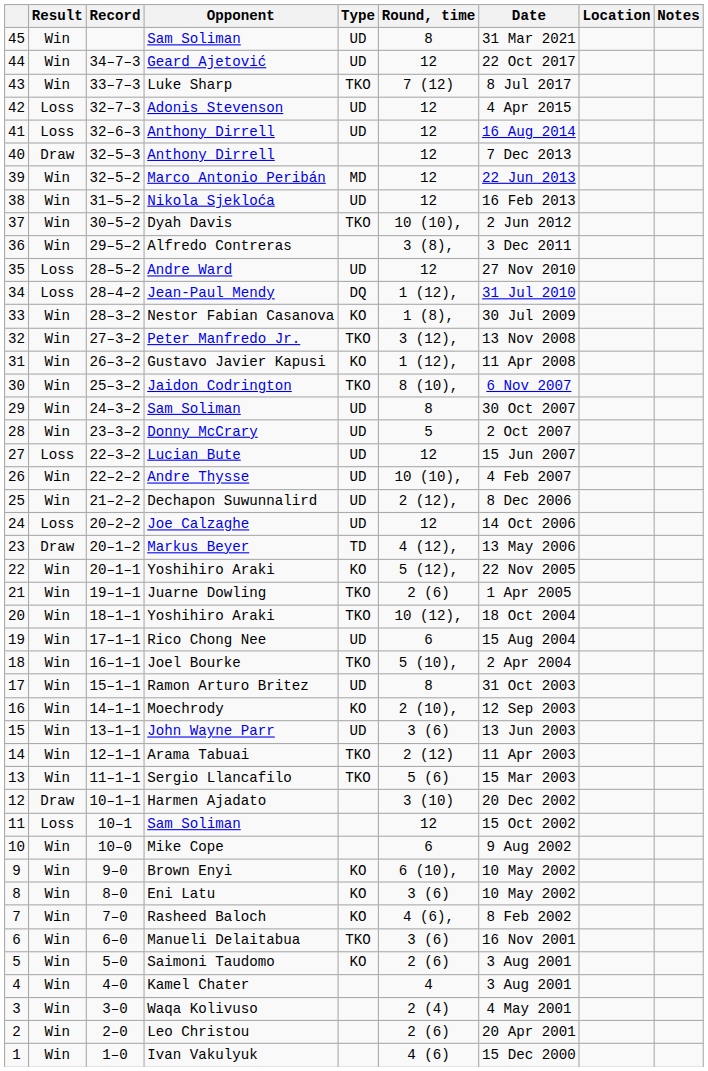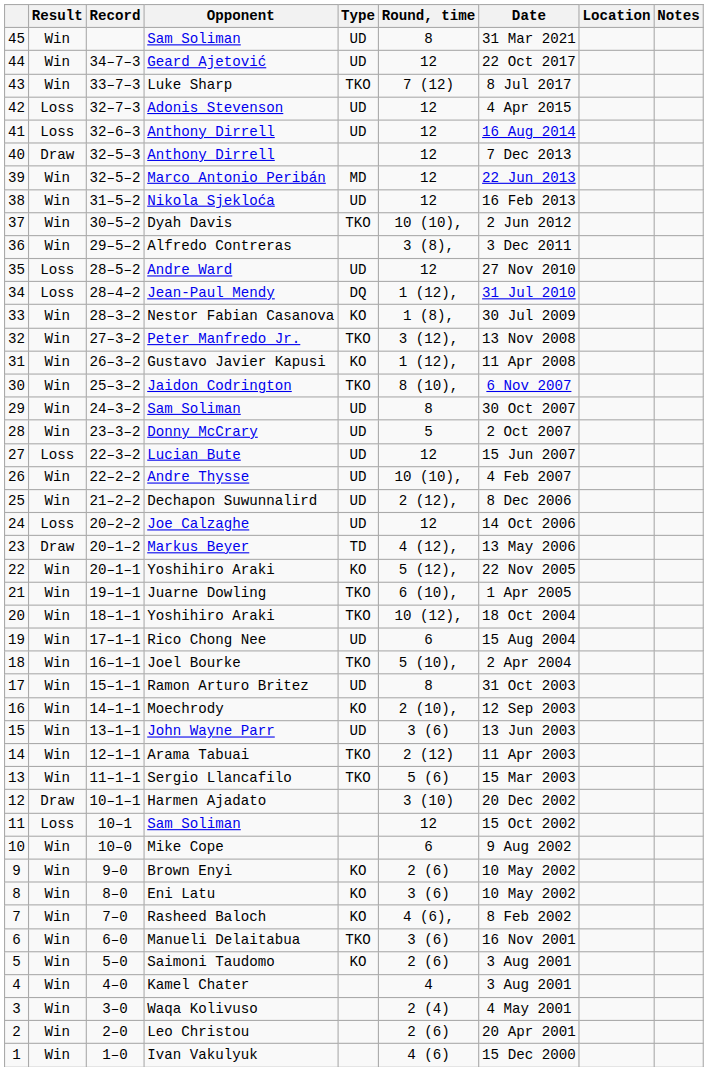(429, 593) 2 (6) -> (429, 593) 6 (10),
(429, 871) 6 (10), -> (429, 871) 2 (6)
